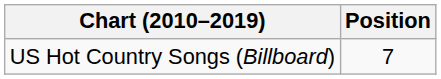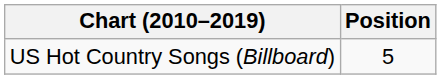(388, 56) 7 -> (388, 56) 5
